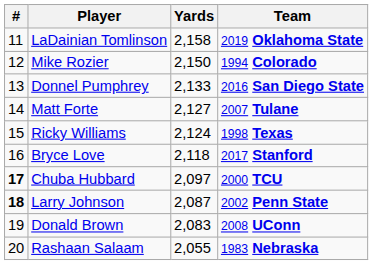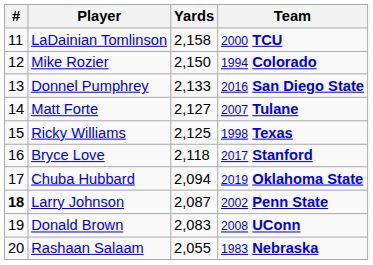(292, 40) 2019 Oklahoma State -> (252, 40) 2000 TCU
(192, 133) 2,124 -> (192, 133) 2,125
(16, 179) bold -> (16, 179) normal
(192, 179) 2,097 -> (192, 179) 2,094
(252, 179) 2000 TCU -> (292, 179) 2019 Oklahoma State
